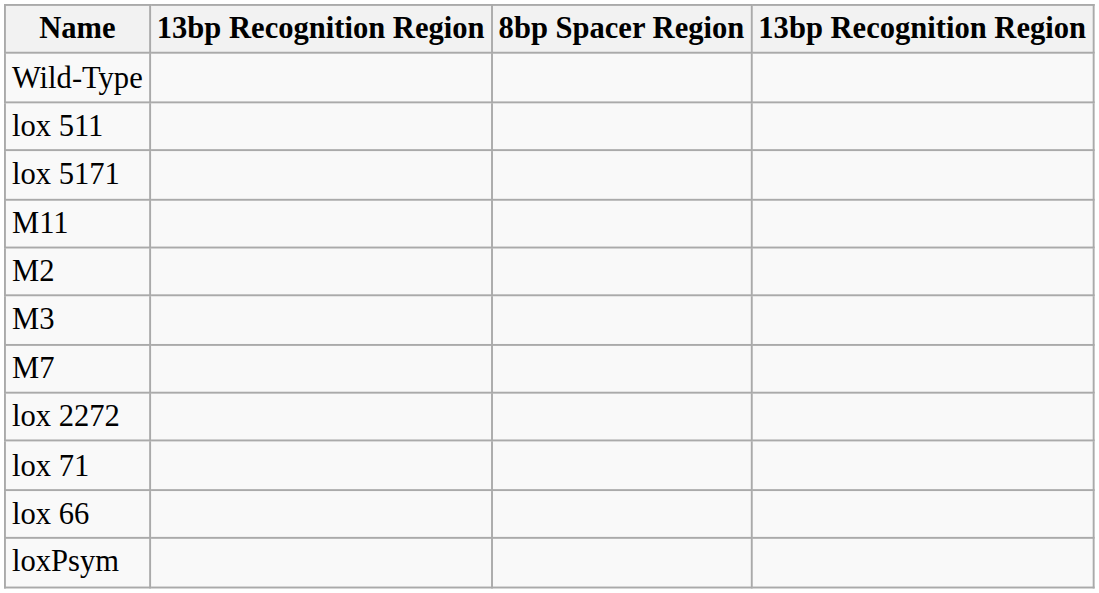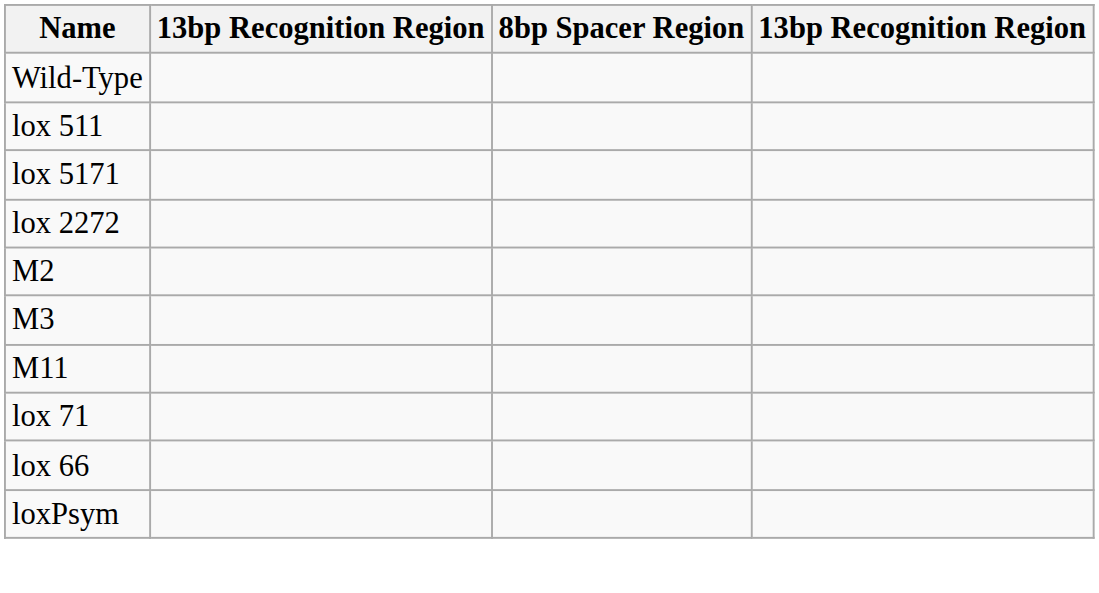rows swapped: (66, 416) <-> (40, 222)
- row: (33, 367)
